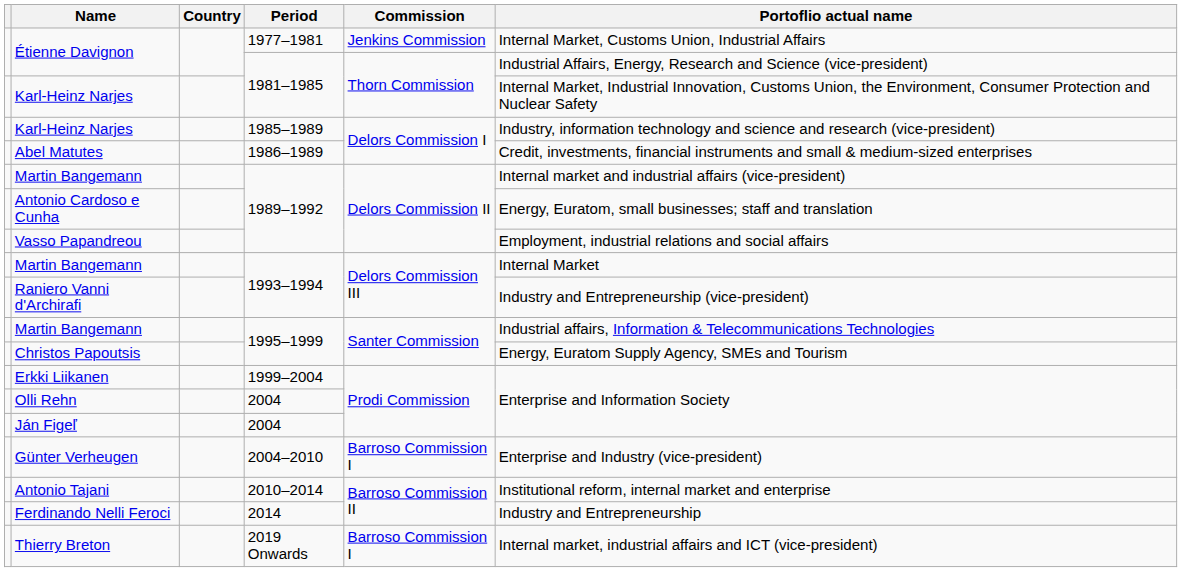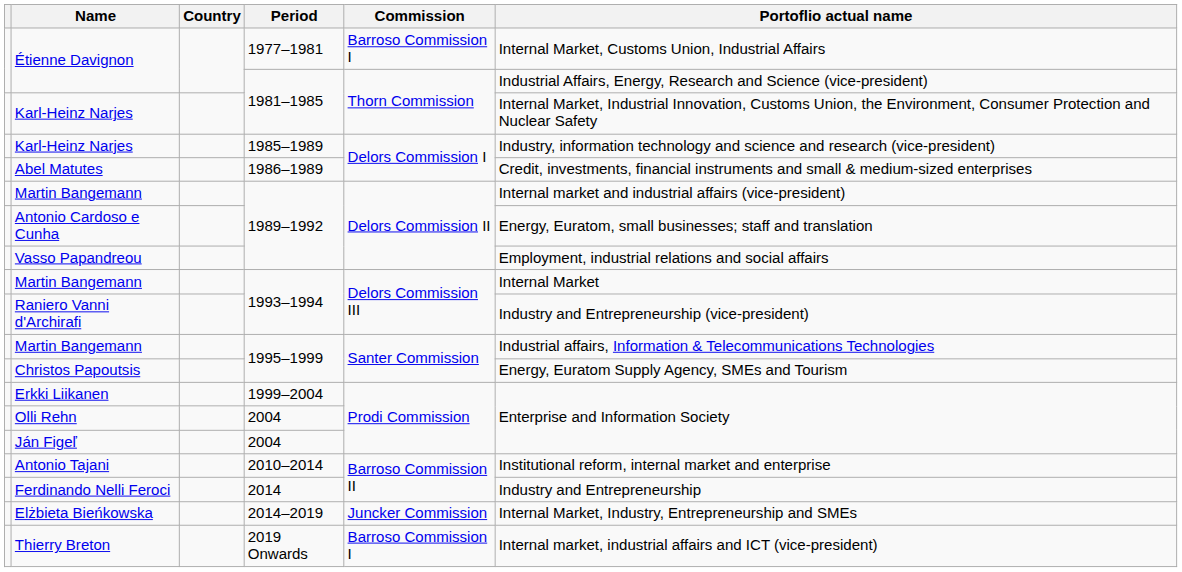(417, 40) Jenkins Commission -> (417, 48) Barroso Commission I
- row: (76, 457)
+ row: (84, 513)
